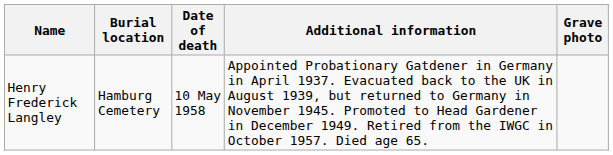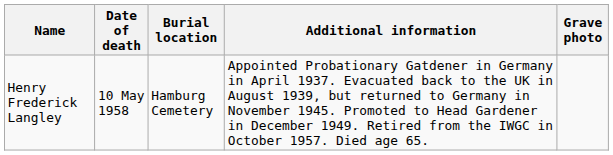columns swapped: (198, 30) <-> (133, 30)
